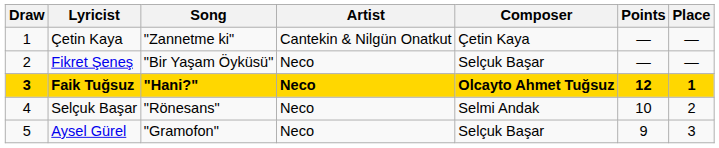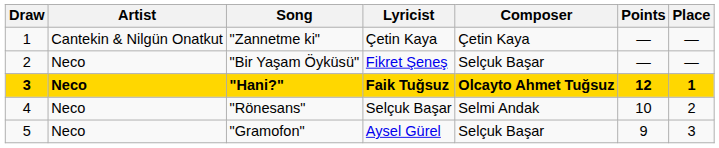columns swapped: (366, 16) <-> (94, 16)
